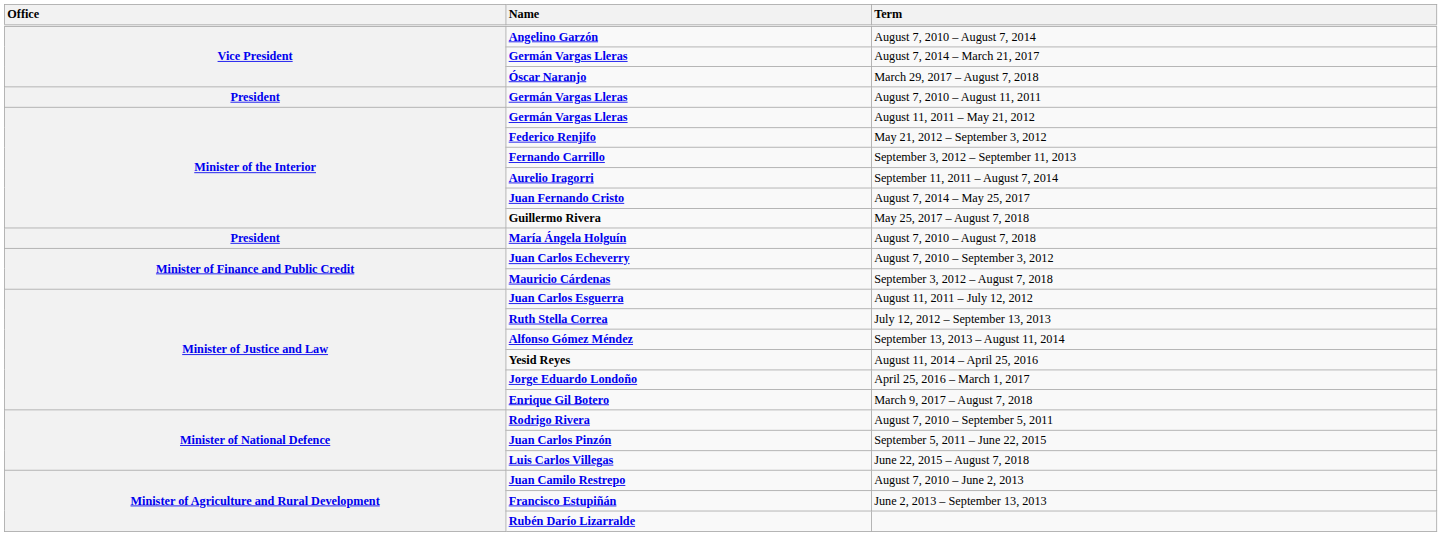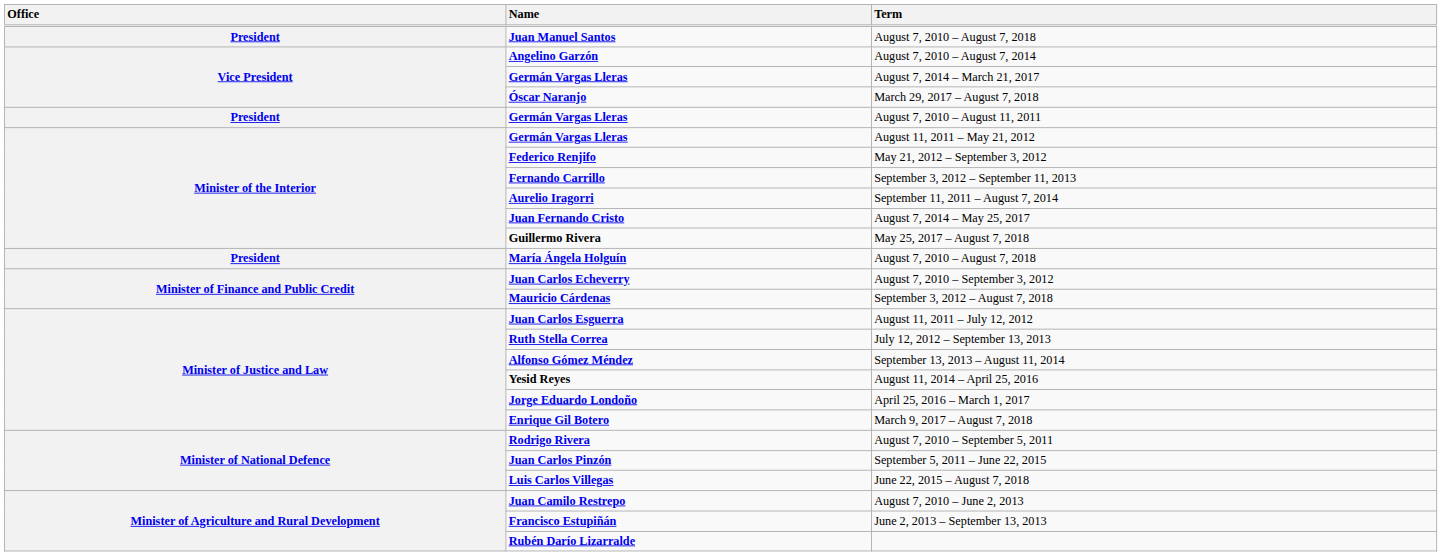+ row: (562, 36)
